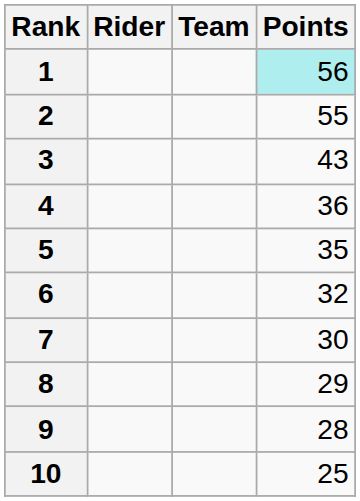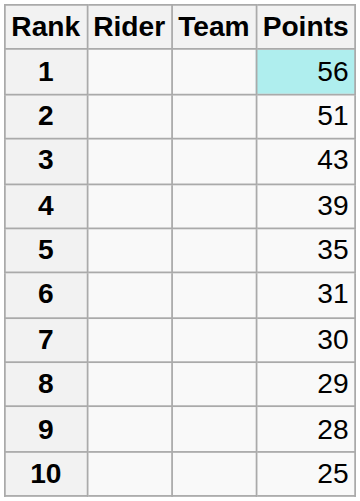(333, 116) 55 -> (333, 116) 51
(333, 205) 36 -> (333, 205) 39
(333, 294) 32 -> (333, 294) 31
